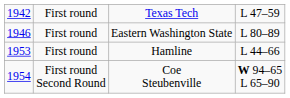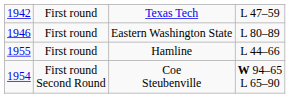(19, 51) 1953 -> (19, 51) 1955
